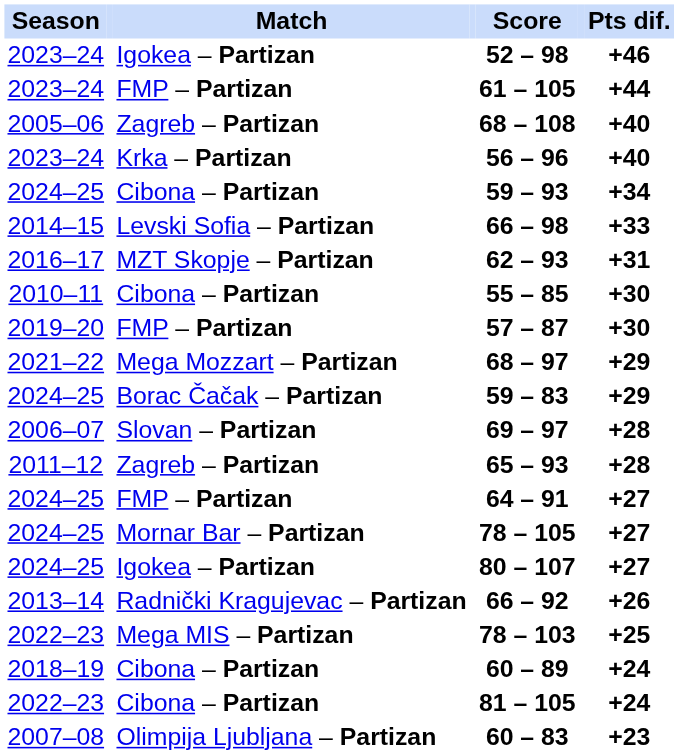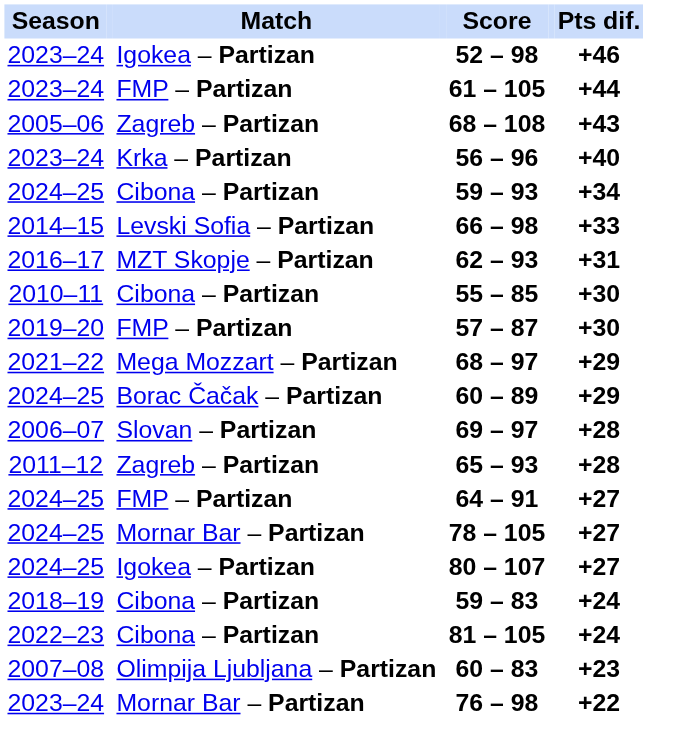(629, 123) +40 -> (599, 123) +43
(527, 396) 59 – 83 -> (497, 396) 60 – 89
- row: (56, 600)
- row: (56, 634)
(527, 669) 60 – 89 -> (497, 600) 59 – 83
+ row: (56, 703)
